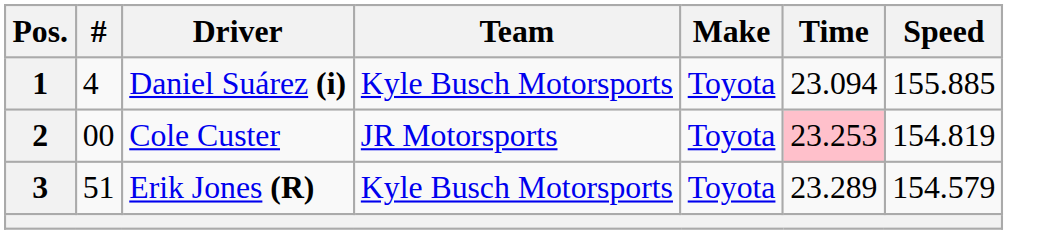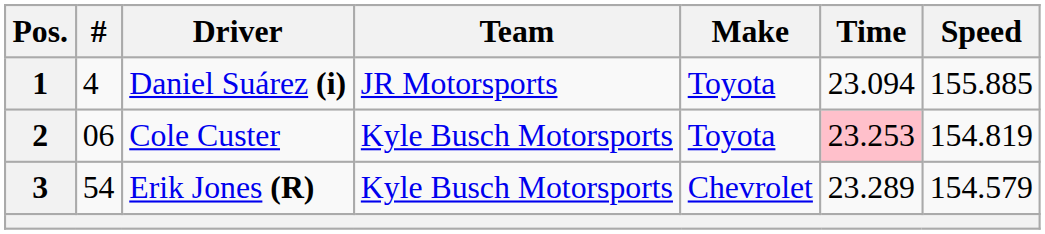(517, 83) Kyle Busch Motorsports -> (459, 83) JR Motorsports
(99, 135) 00 -> (99, 135) 06
(459, 135) JR Motorsports -> (517, 135) Kyle Busch Motorsports
(99, 188) 51 -> (99, 188) 54
(732, 188) Toyota -> (750, 188) Chevrolet
